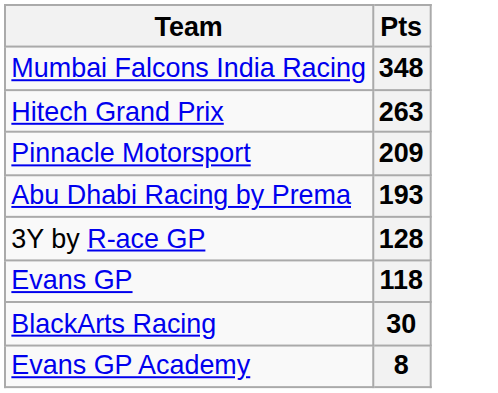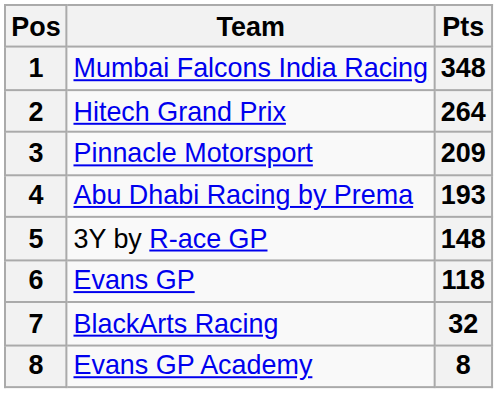+ column: (36, 26)
(401, 111) 263 -> (463, 111) 264
(401, 238) 128 -> (463, 238) 148
(401, 323) 30 -> (463, 323) 32
